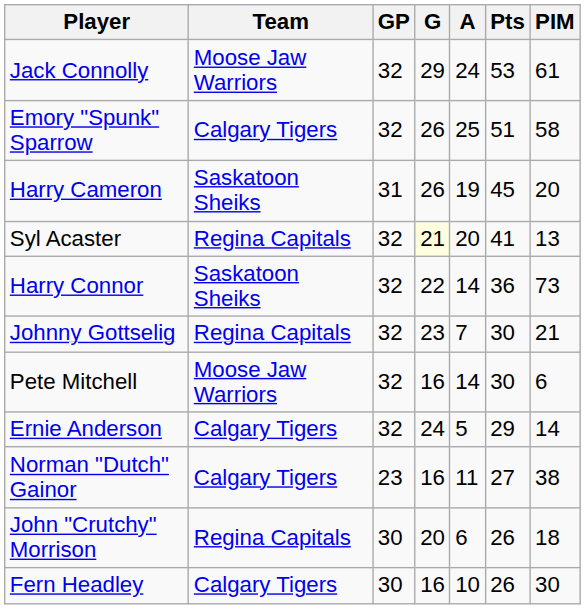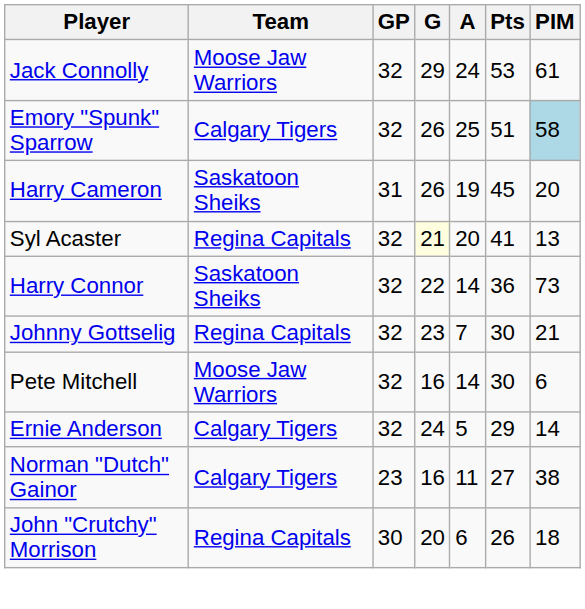(547, 130) no background -> (547, 130) lightblue background
- row: (77, 585)
